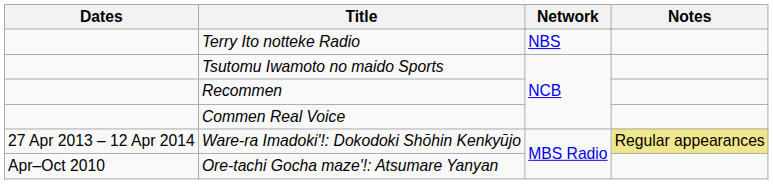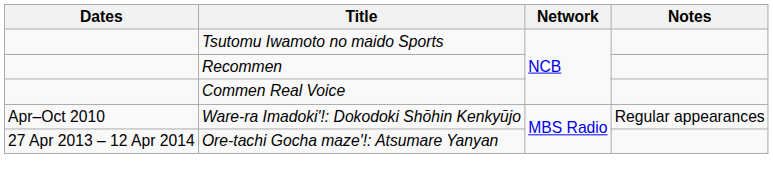- row: (281, 41)
(101, 141) 27 Apr 2013 – 12 Apr 2014 -> (56, 116) Apr–Oct 2010
(690, 141) khaki background -> (690, 116) no background
(56, 166) Apr–Oct 2010 -> (101, 141) 27 Apr 2013 – 12 Apr 2014
